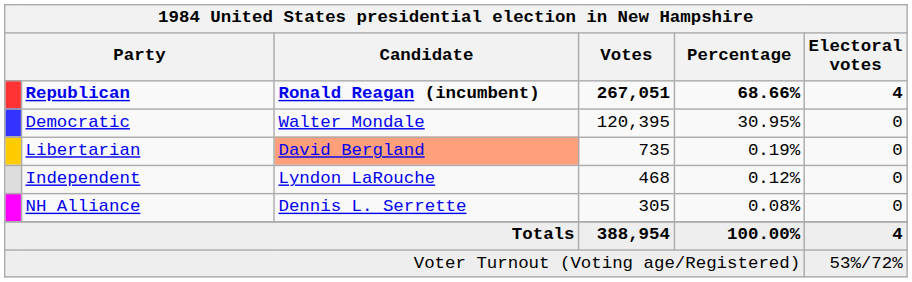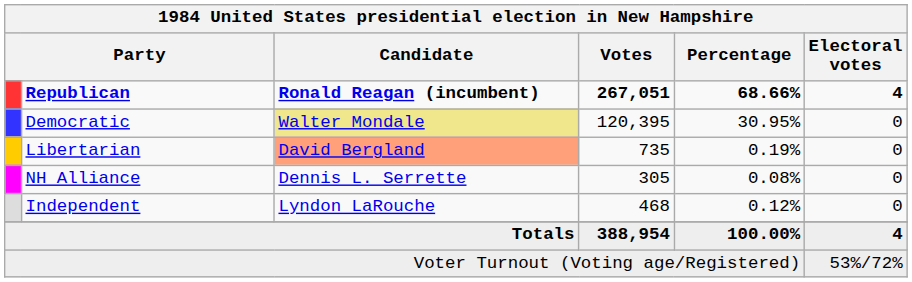(352, 123) no background -> (352, 123) khaki background
rows swapped: (83, 179) <-> (83, 208)
